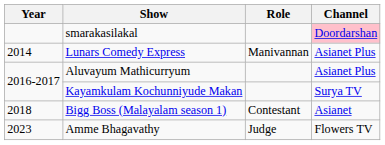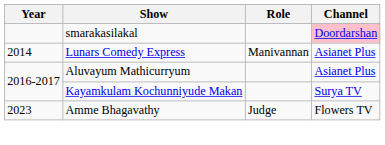- row: (146, 110)
